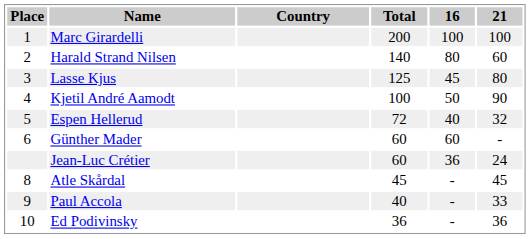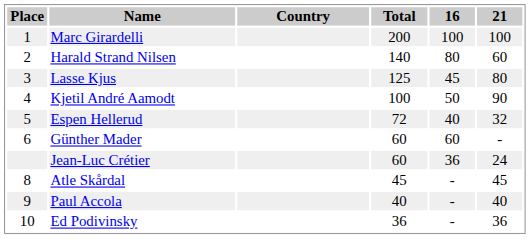(500, 201) 33 -> (500, 201) 40
